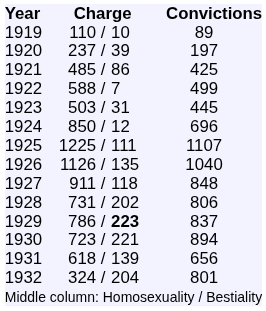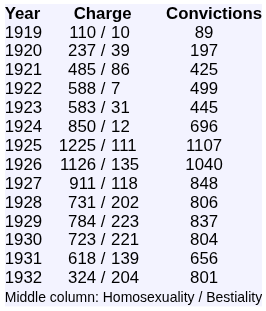(84, 107) 503 -> (84, 107) 583
(84, 221) 786 -> (84, 221) 784
(123, 221) bold -> (123, 221) normal
(204, 240) 894 -> (204, 240) 804
